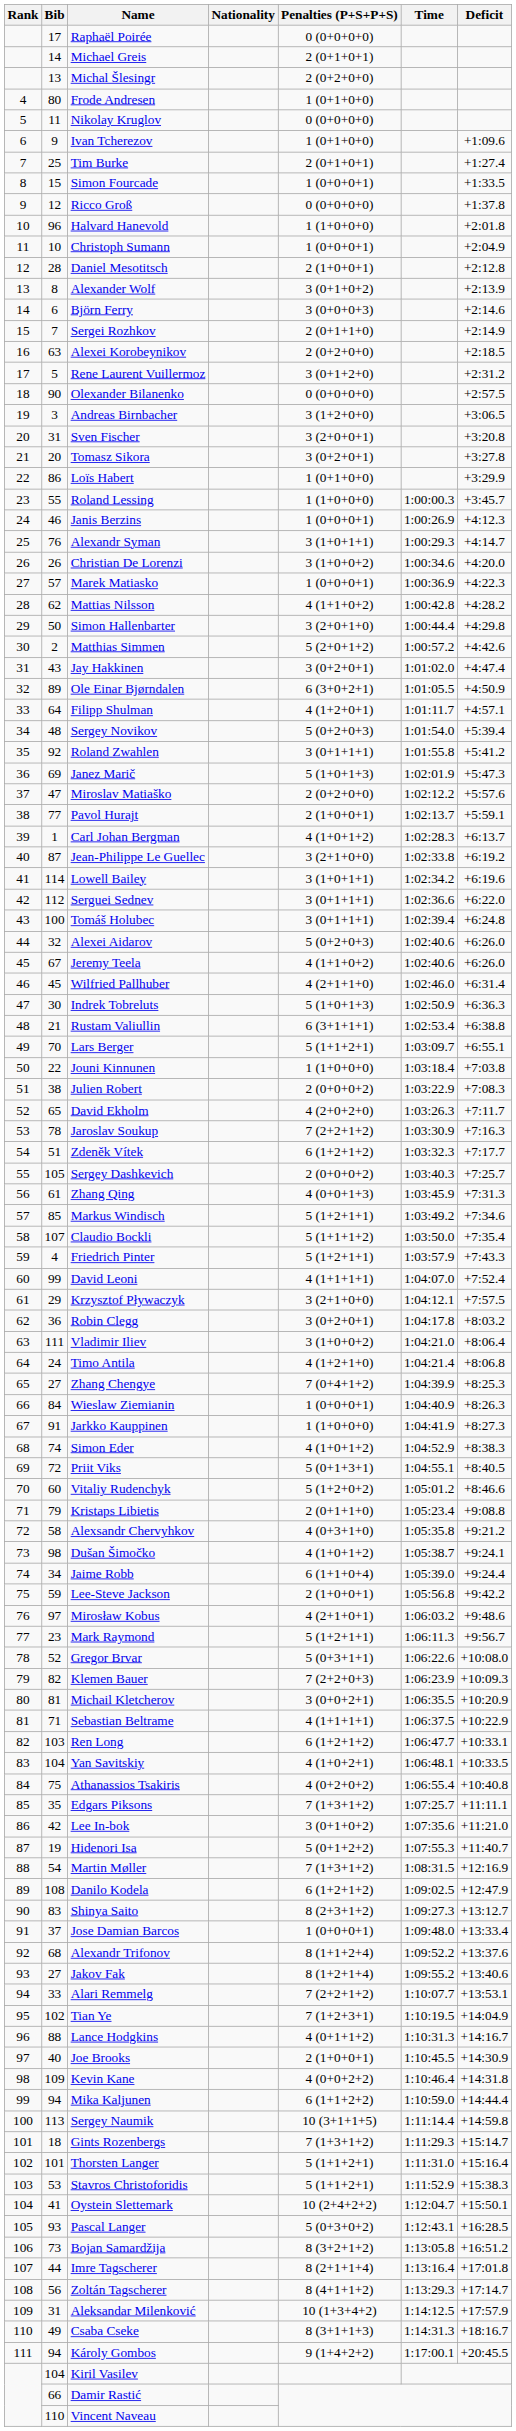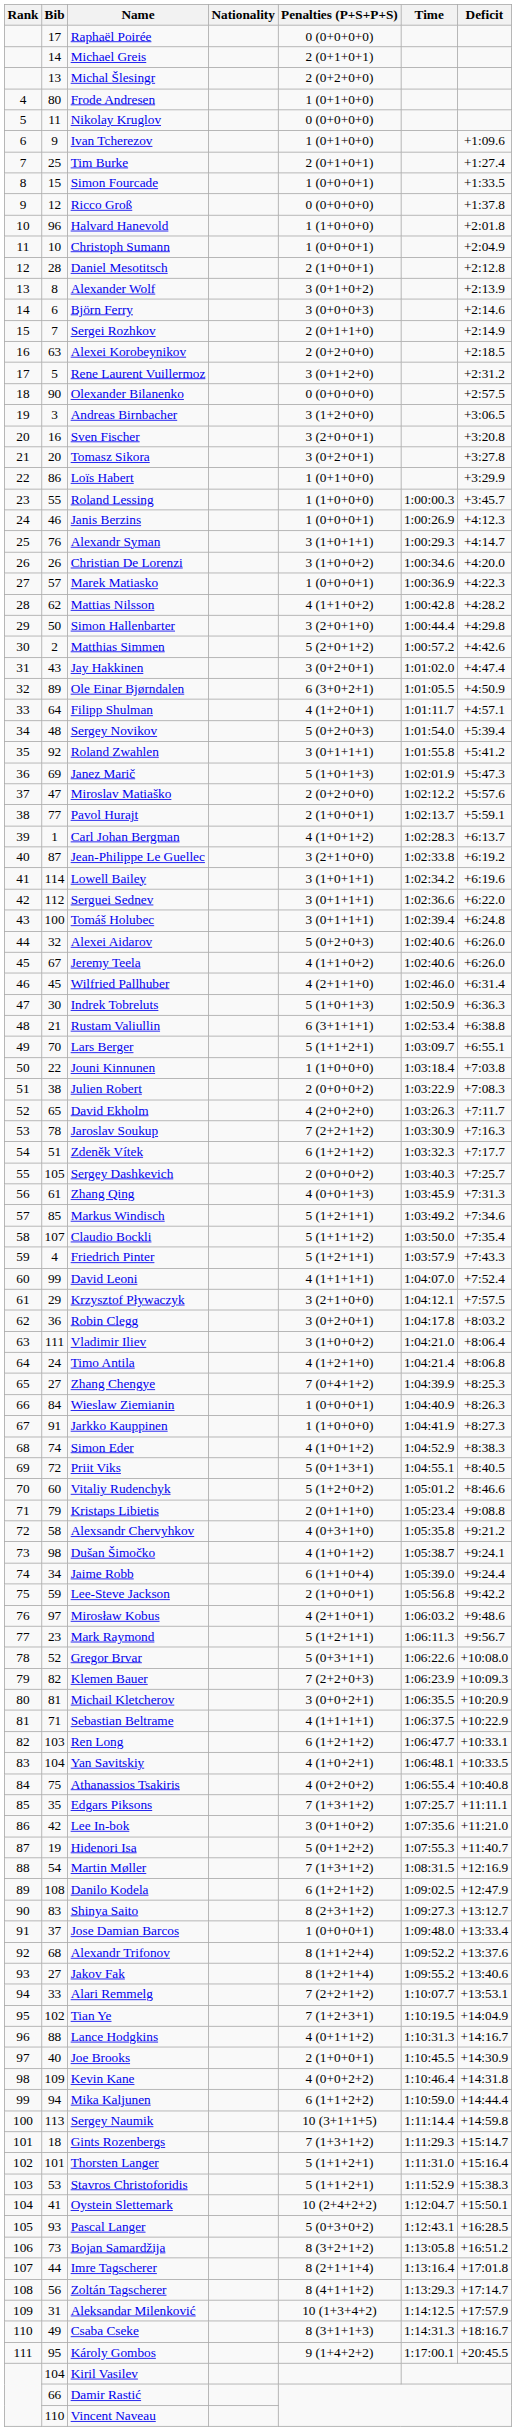(55, 436) 31 -> (55, 436) 16
(55, 2352) 94 -> (55, 2352) 95
